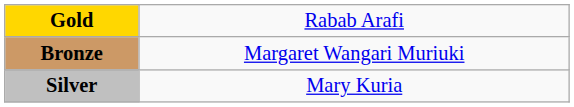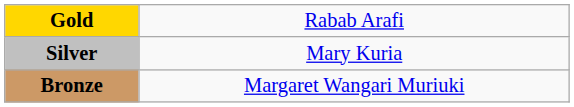rows swapped: (72, 85) <-> (72, 53)
